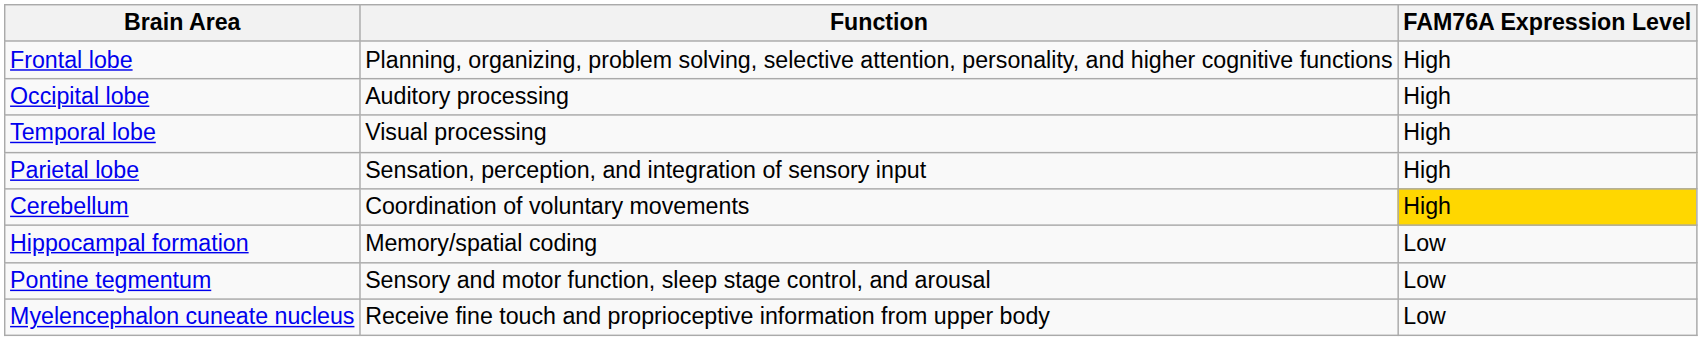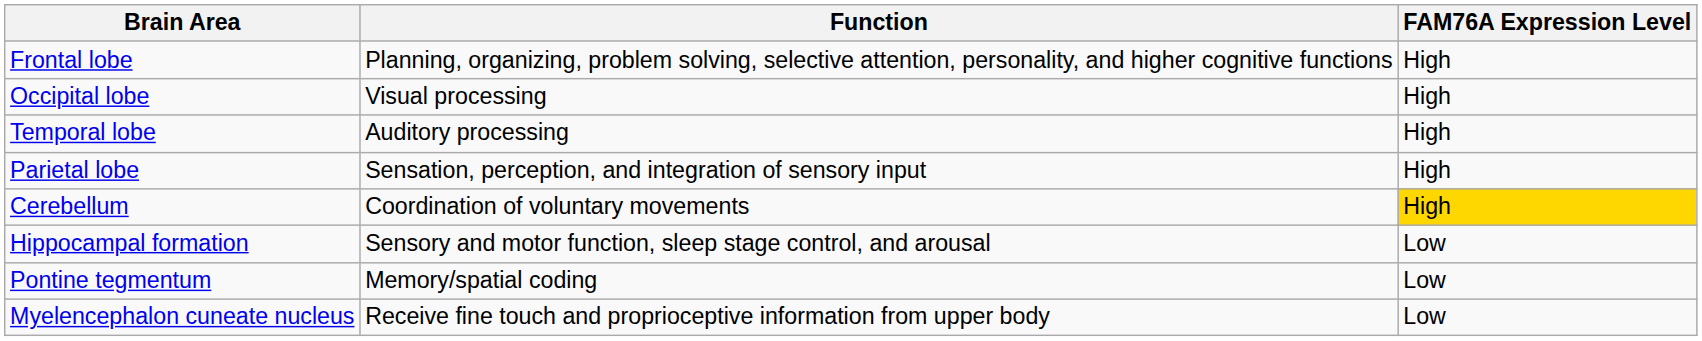(467, 96) Auditory processing -> (456, 96) Visual processing
(456, 133) Visual processing -> (467, 133) Auditory processing
(481, 243) Memory/spatial coding -> (678, 243) Sensory and motor function, sleep stage control, and arousal
(678, 280) Sensory and motor function, sleep stage control, and arousal -> (481, 280) Memory/spatial coding
